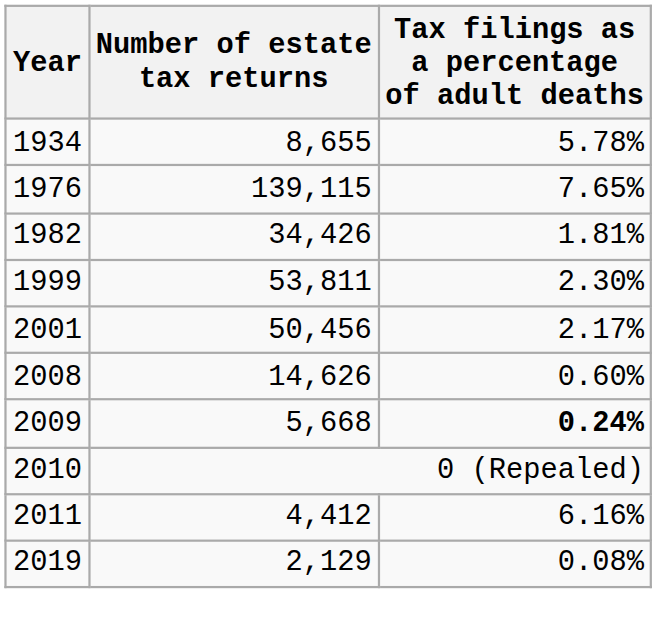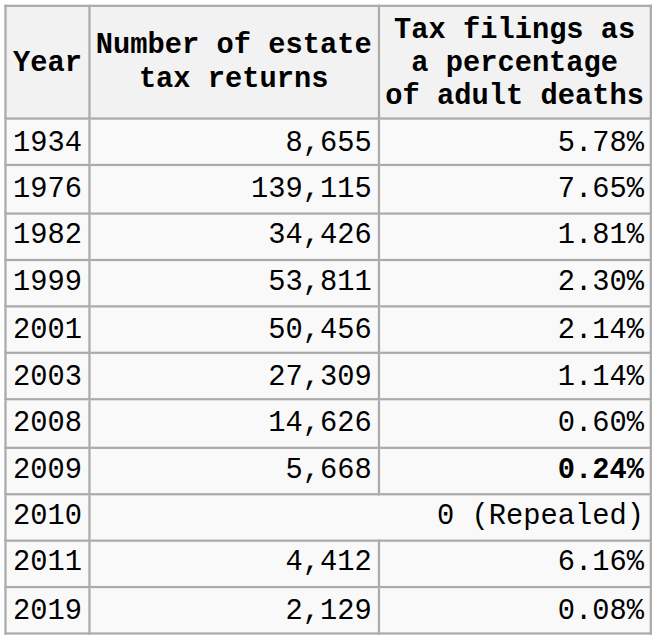(601, 330) 2.17% -> (601, 330) 2.14%
+ row: (48, 376)
